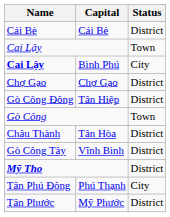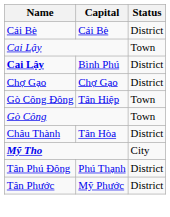(140, 64) City -> (147, 64) District
(147, 99) District -> (143, 99) Town
- row: (101, 151)
(147, 168) District -> (140, 151) City
(140, 185) City -> (147, 168) District
